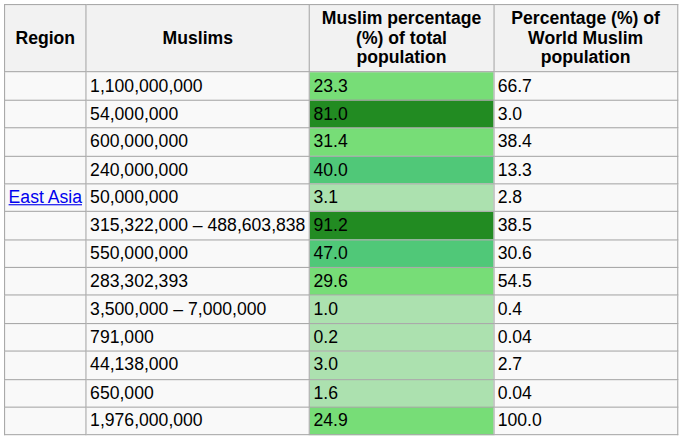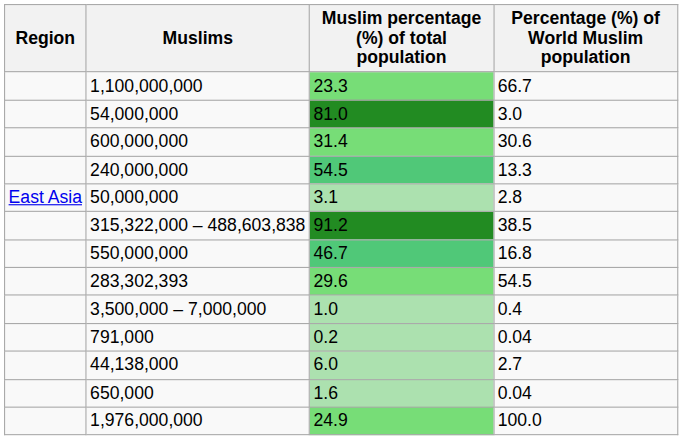(515, 141) 38.4 -> (515, 141) 30.6
(331, 169) 40.0 -> (331, 169) 54.5
(331, 253) 47.0 -> (331, 253) 46.7
(515, 253) 30.6 -> (515, 253) 16.8
(326, 365) 3.0 -> (326, 365) 6.0
